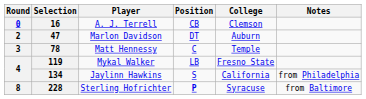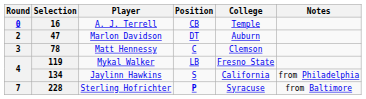(246, 24) Clemson -> (246, 24) Temple
(246, 50) Temple -> (246, 50) Clemson
(18, 88) 8 -> (18, 88) 7
